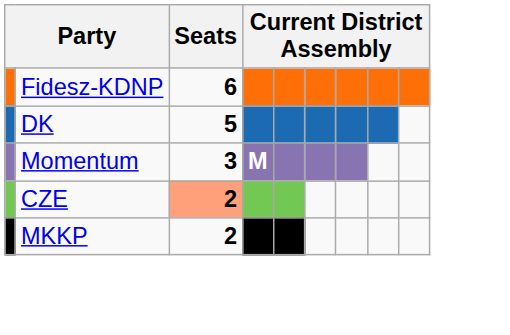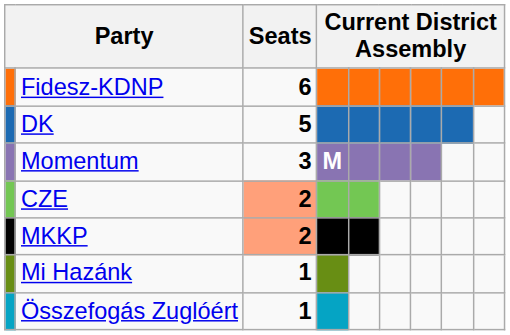(231, 236) no background -> (305, 236) lightsalmon background
+ row: (77, 273)
+ row: (130, 310)
